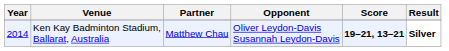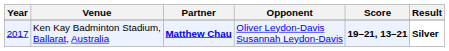(18, 33) 2014 -> (18, 33) 2017
(197, 33) normal -> (199, 33) bold
